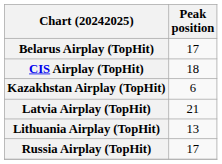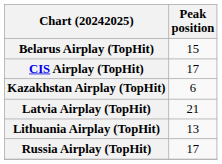(193, 48) 17 -> (193, 48) 15
(193, 68) 18 -> (193, 68) 17
